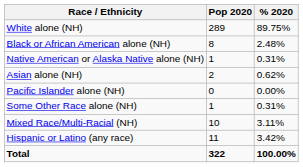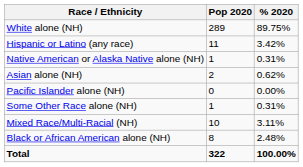rows swapped: (88, 43) <-> (70, 138)
